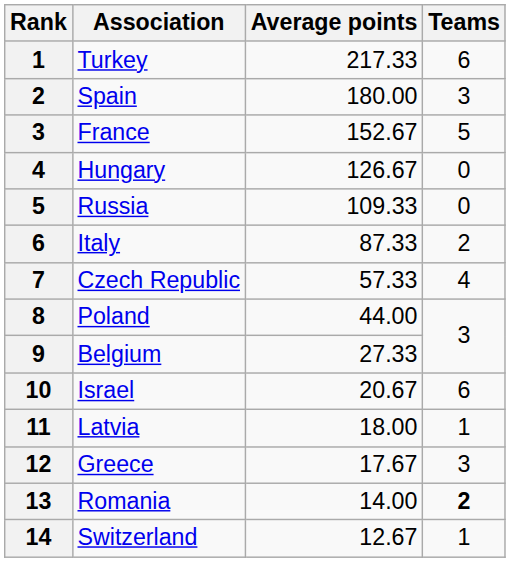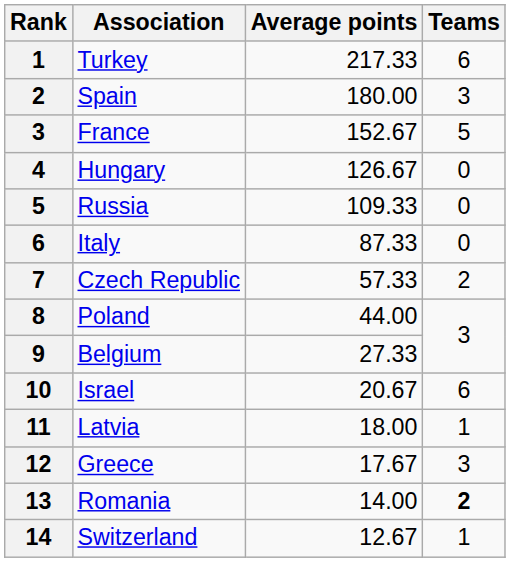(464, 243) 2 -> (464, 243) 0
(464, 280) 4 -> (464, 280) 2
